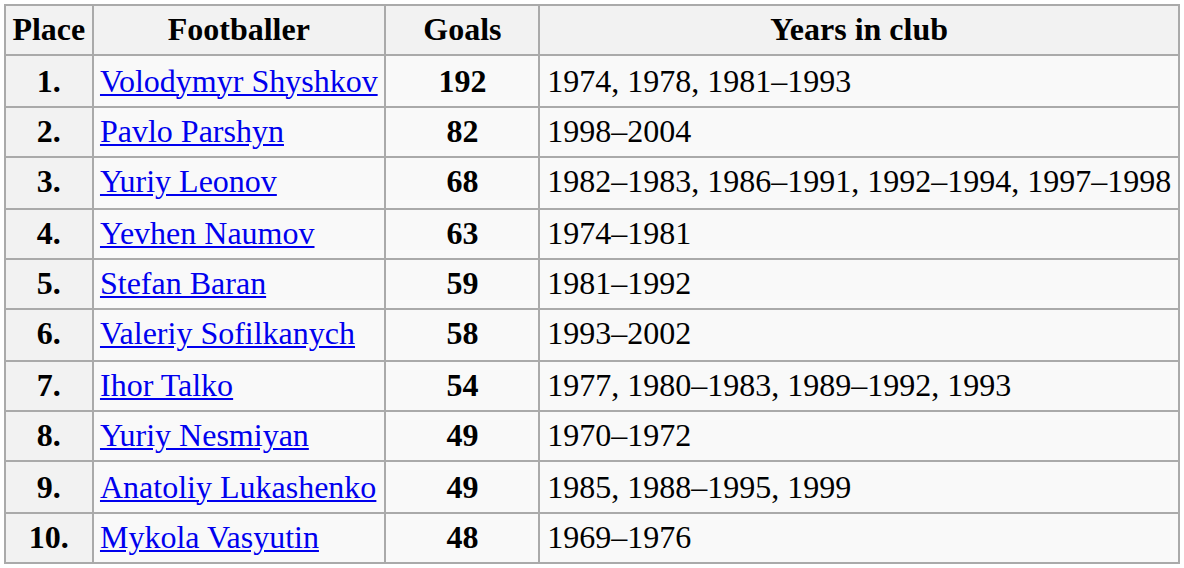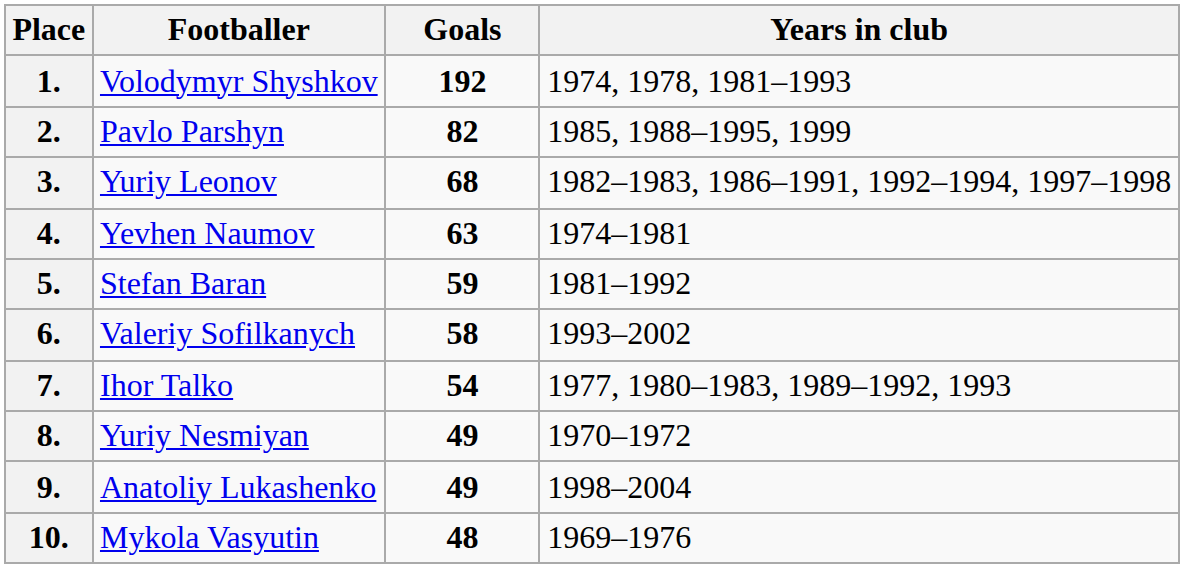(619, 131) 1998–2004 -> (699, 131) 1985, 1988–1995, 1999
(699, 486) 1985, 1988–1995, 1999 -> (619, 486) 1998–2004
